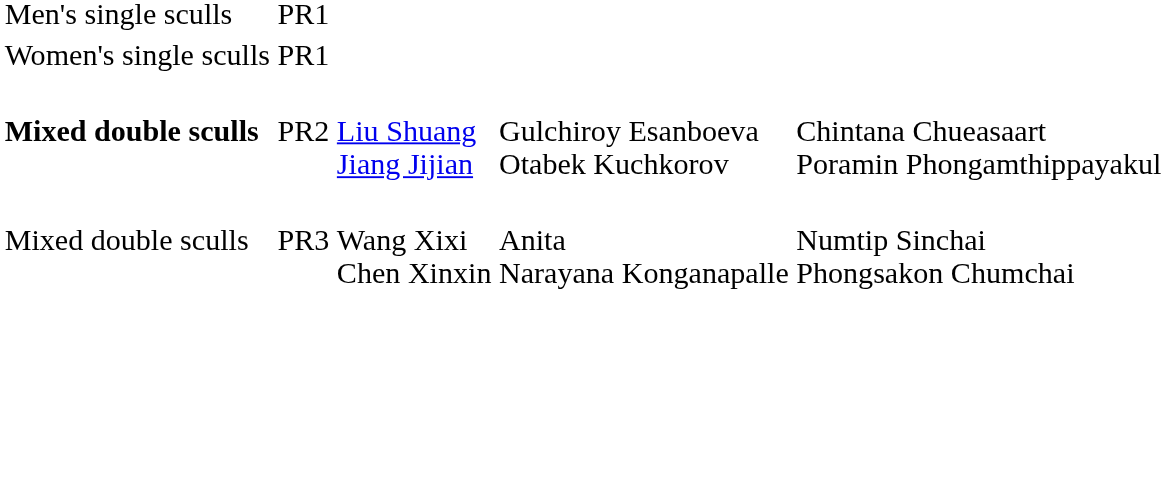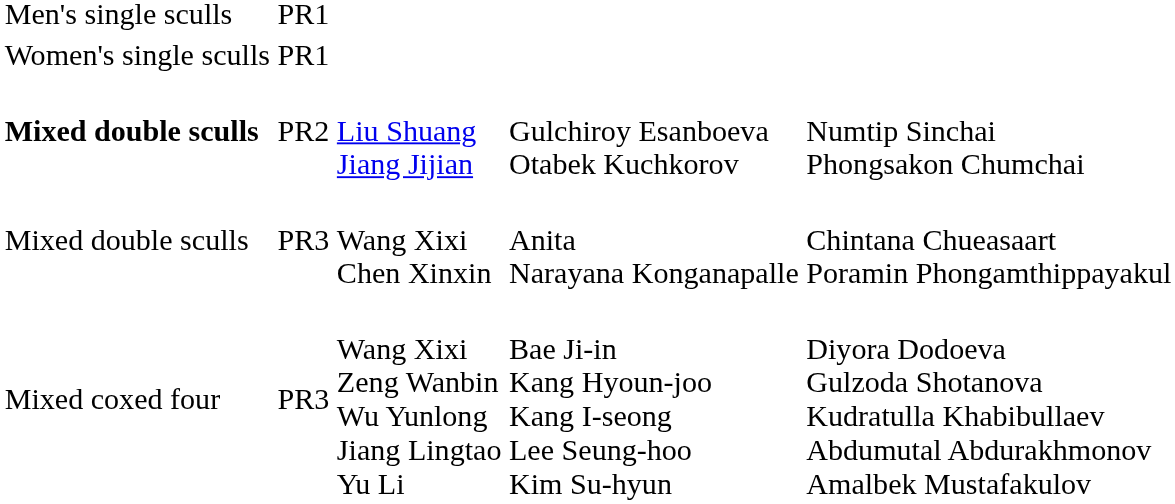(979, 147) Chintana Chueasaart Poramin Phongamthippayakul -> (945, 147) Numtip Sinchai Phongsakon Chumchai
(935, 256) Numtip Sinchai Phongsakon Chumchai -> (989, 256) Chintana Chueasaart Poramin Phongamthippayakul
+ row: (419, 416)
